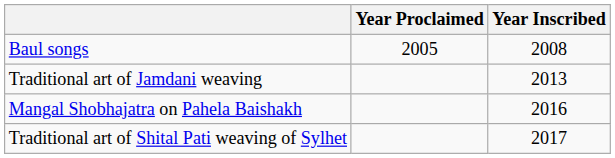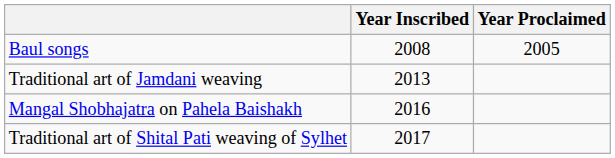columns swapped: (420, 19) <-> (549, 19)
